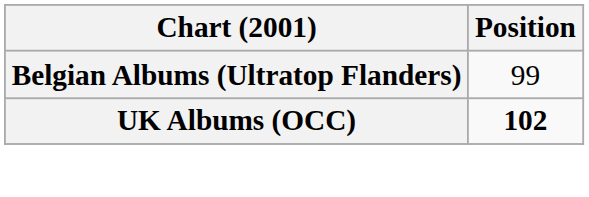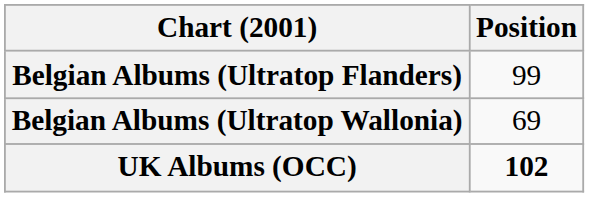+ row: (237, 120)
